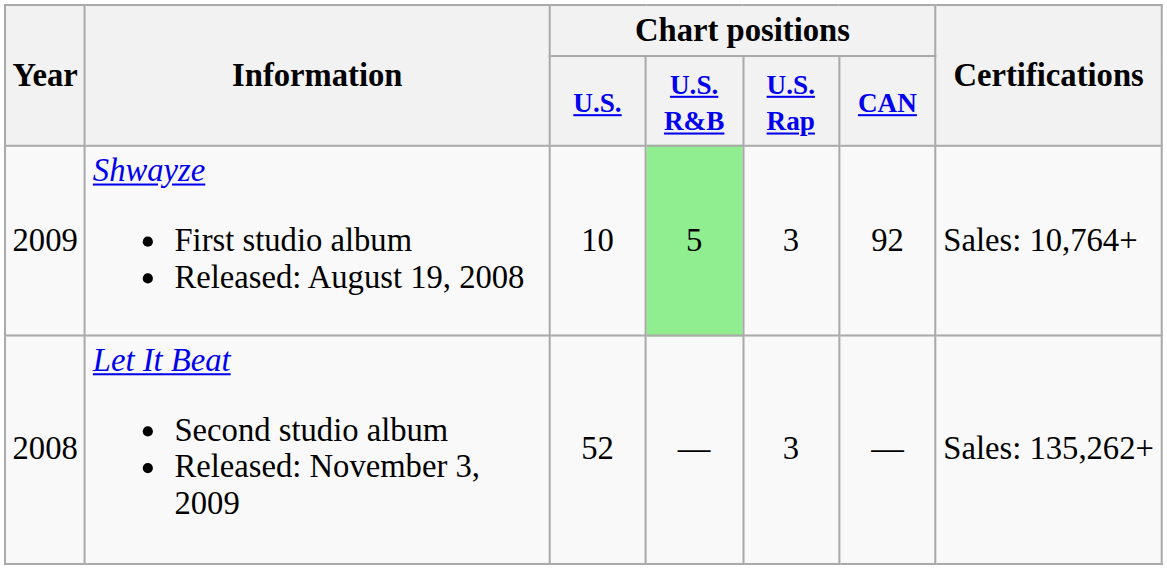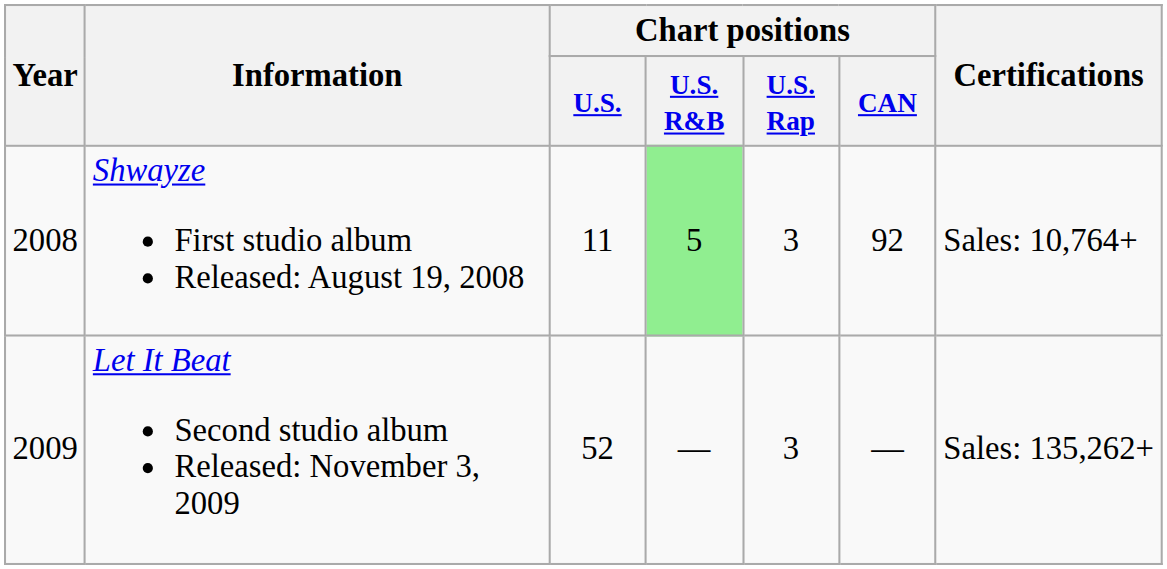(45, 239) 2009 -> (45, 239) 2008
(598, 239) 10 -> (598, 239) 11
(45, 448) 2008 -> (45, 448) 2009
